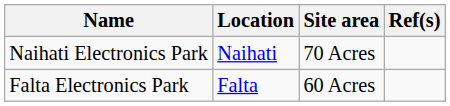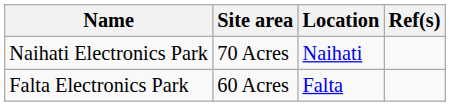columns swapped: (256, 20) <-> (341, 20)
